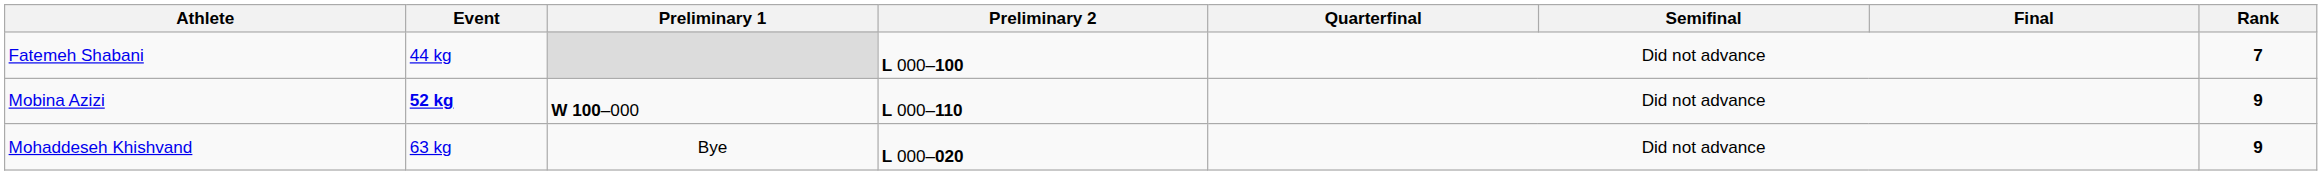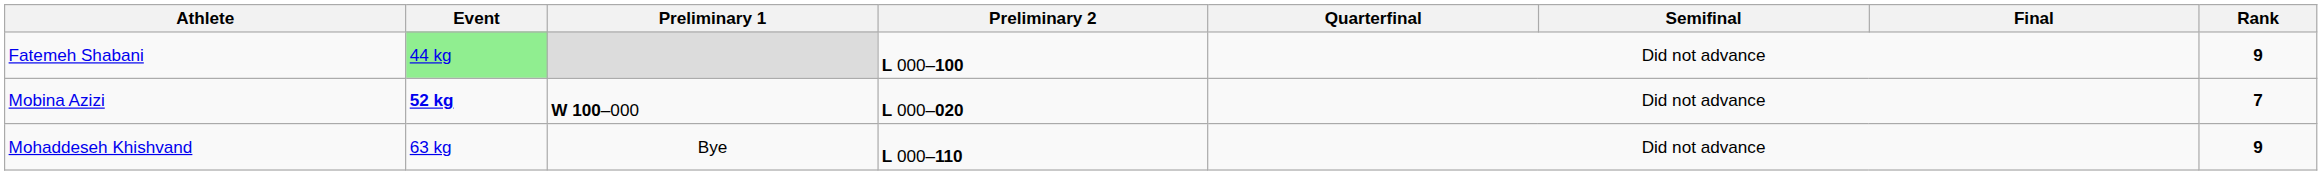(431, 55) no background -> (431, 55) lightgreen background
(2258, 55) 7 -> (2258, 55) 9
(922, 111) L 000–110 -> (923, 111) L 000–020
(2258, 101) 9 -> (2258, 101) 7
(923, 157) L 000–020 -> (922, 157) L 000–110
